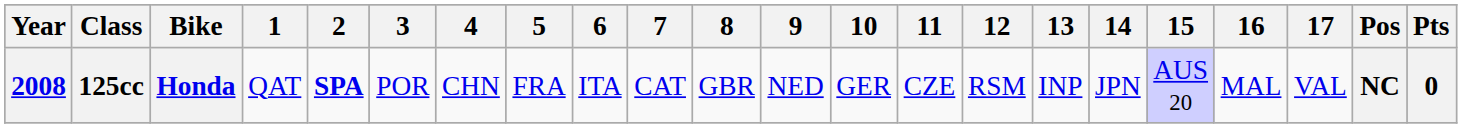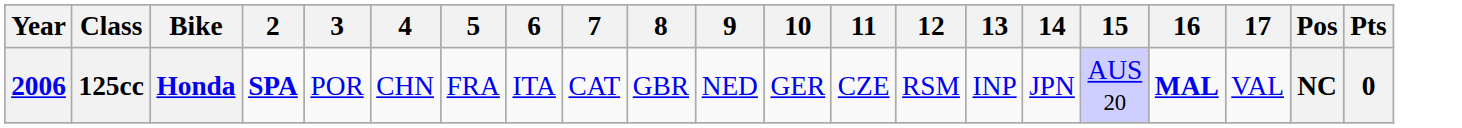- column: (275, 26)
(39, 84) 2008 -> (39, 84) 2006
(1251, 84) normal -> (1187, 84) bold
